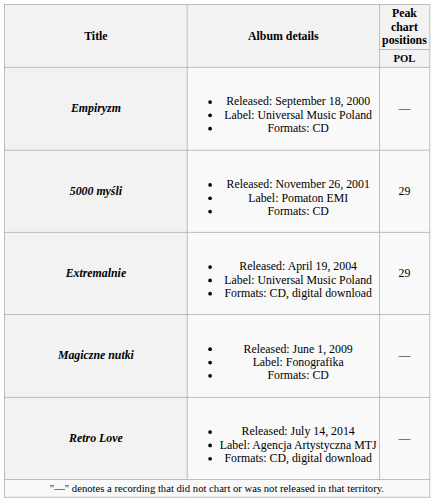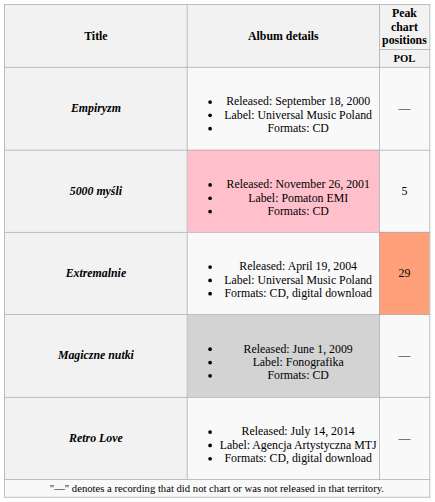(283, 198) no background -> (283, 198) pink background
(404, 191) 29 -> (404, 191) 5
(404, 273) no background -> (404, 273) lightsalmon background
(283, 362) no background -> (283, 362) lightgrey background
